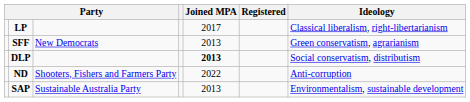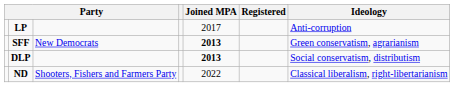(369, 27) Classical liberalism, right-libertarianism -> (321, 27) Anti-corruption
(211, 43) normal -> (211, 43) bold
(321, 74) Anti-corruption -> (369, 74) Classical liberalism, right-libertarianism
- row: (21, 89)
